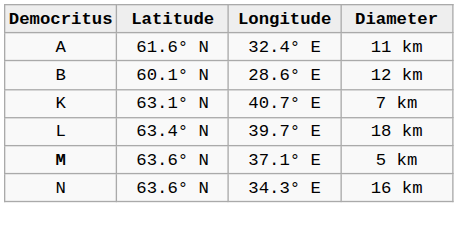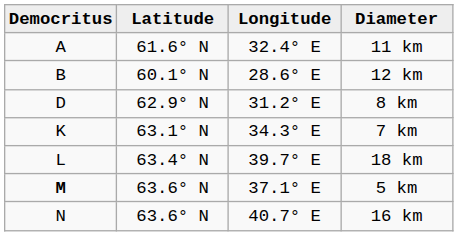+ row: (397, 103)
(285, 103) 40.7° E -> (285, 131) 34.3° E
(285, 188) 34.3° E -> (285, 216) 40.7° E
